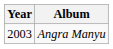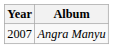(20, 33) 2003 -> (20, 33) 2007
